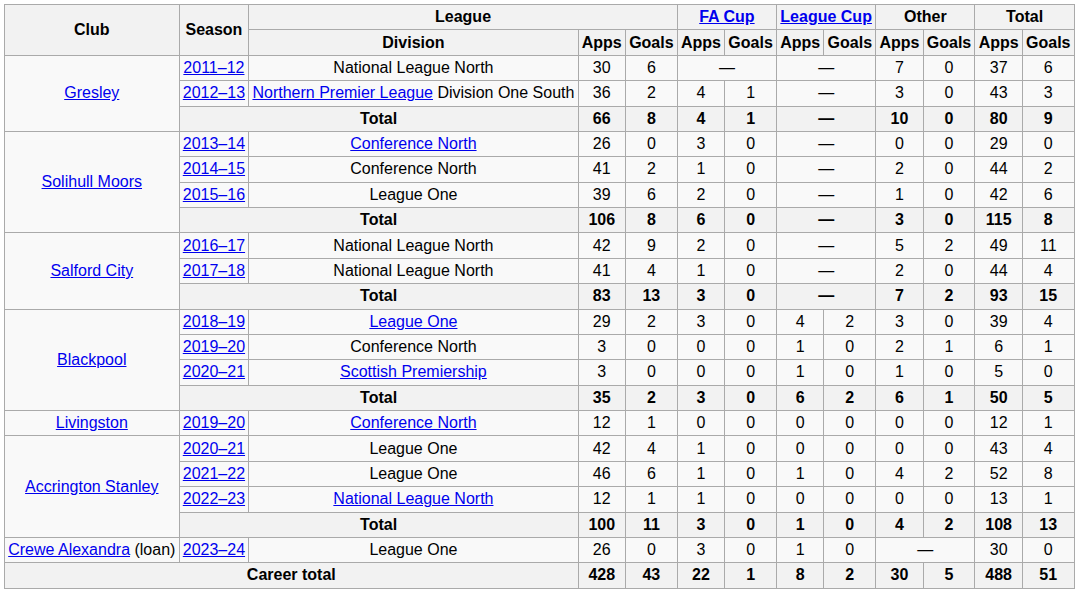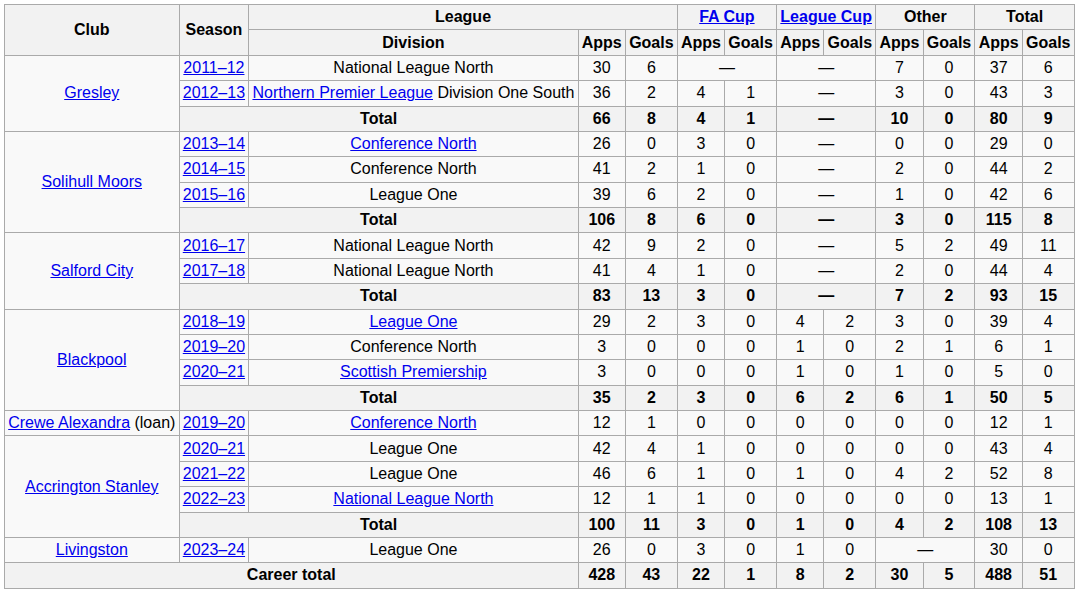(92, 423) Livingston -> (92, 423) Crewe Alexandra (loan)
(92, 550) Crewe Alexandra (loan) -> (92, 550) Livingston
